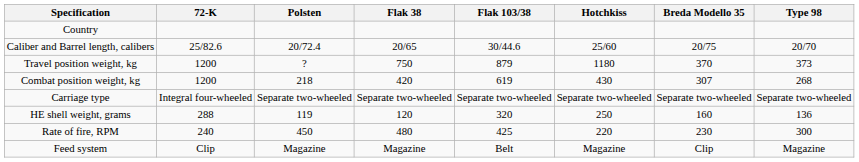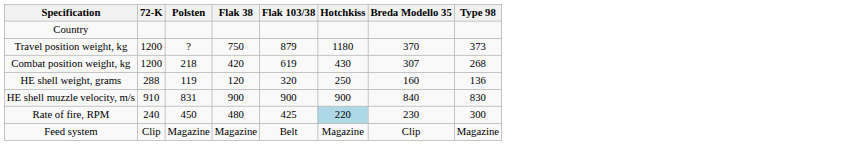- row: (80, 47)
- row: (80, 98)
+ row: (71, 98)
(604, 132) no background -> (343, 115) lightblue background
